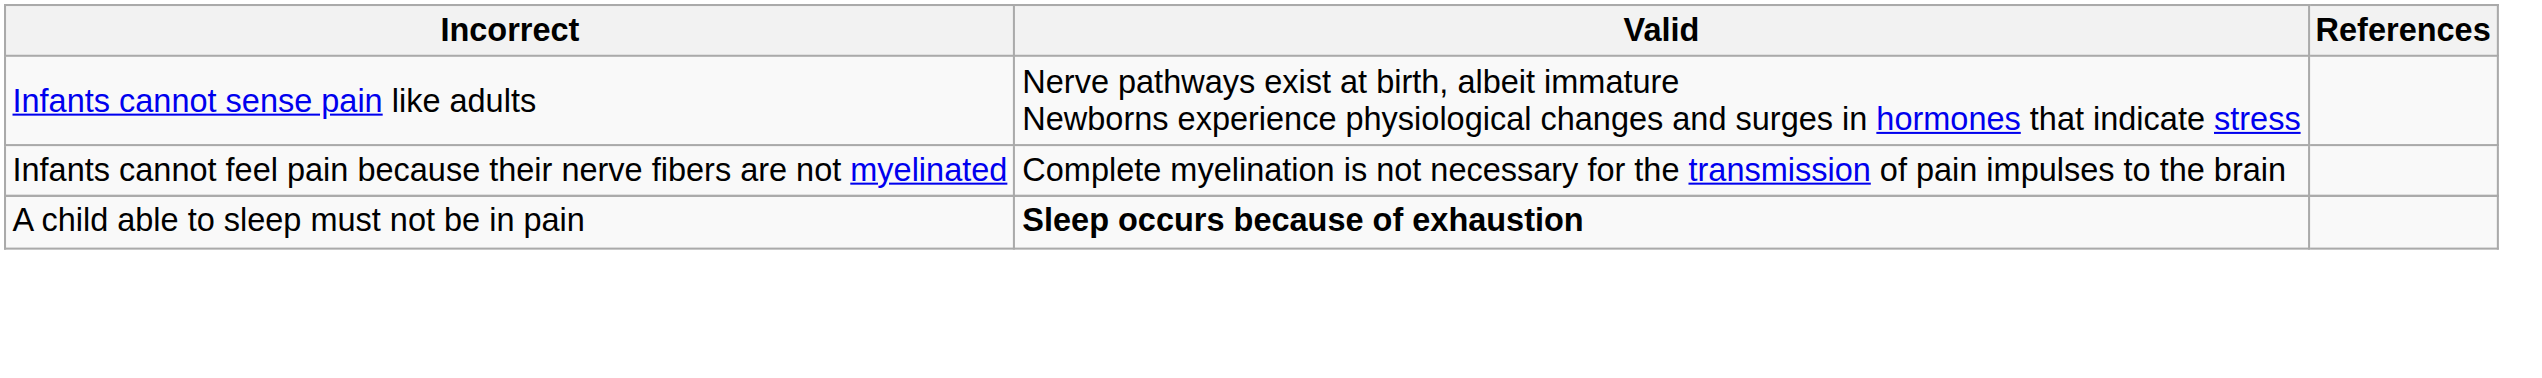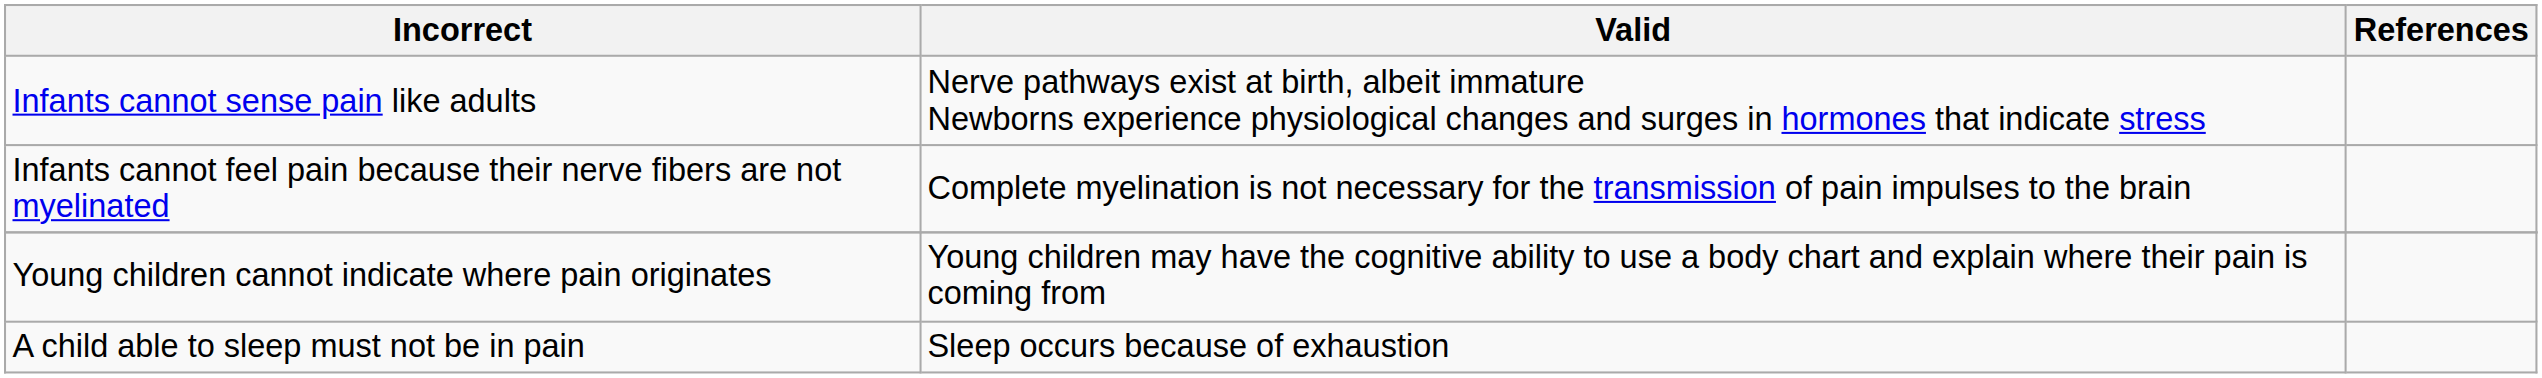+ row: (392, 276)
(1303, 221) bold -> (1188, 345) normal
